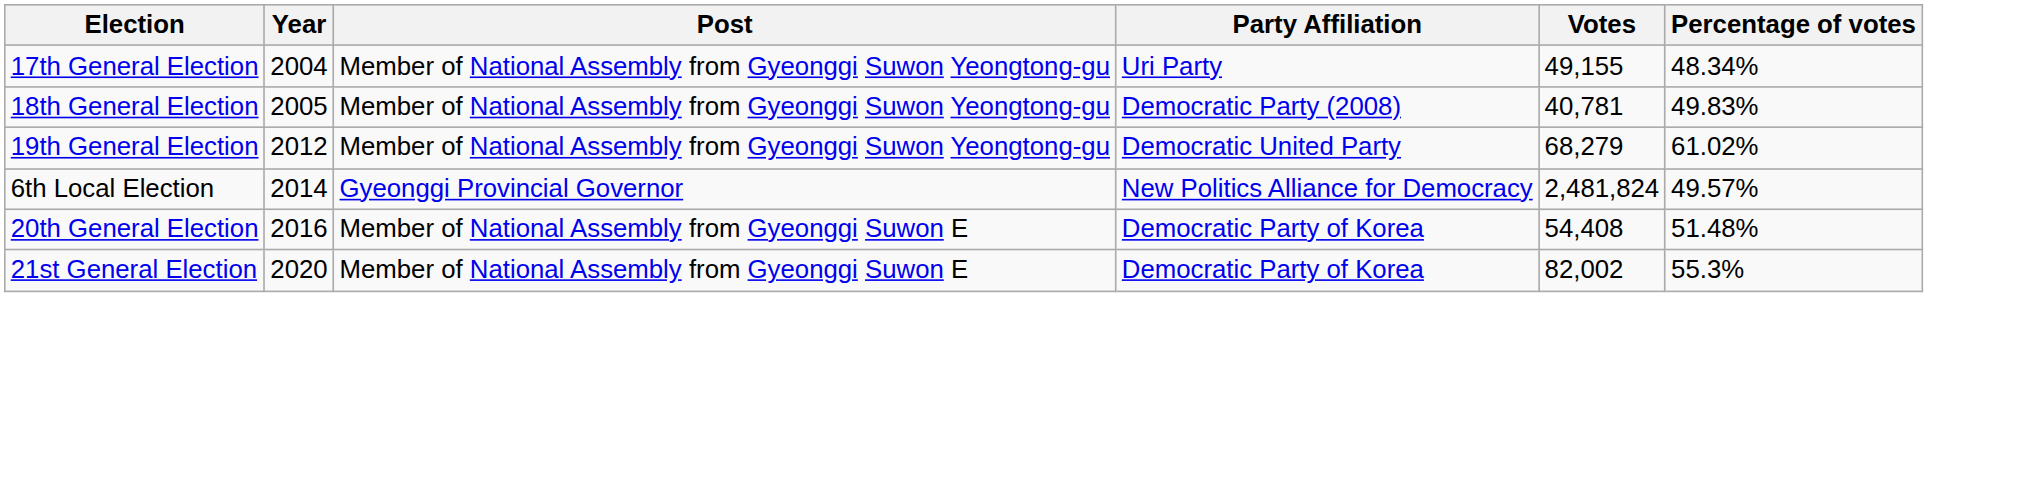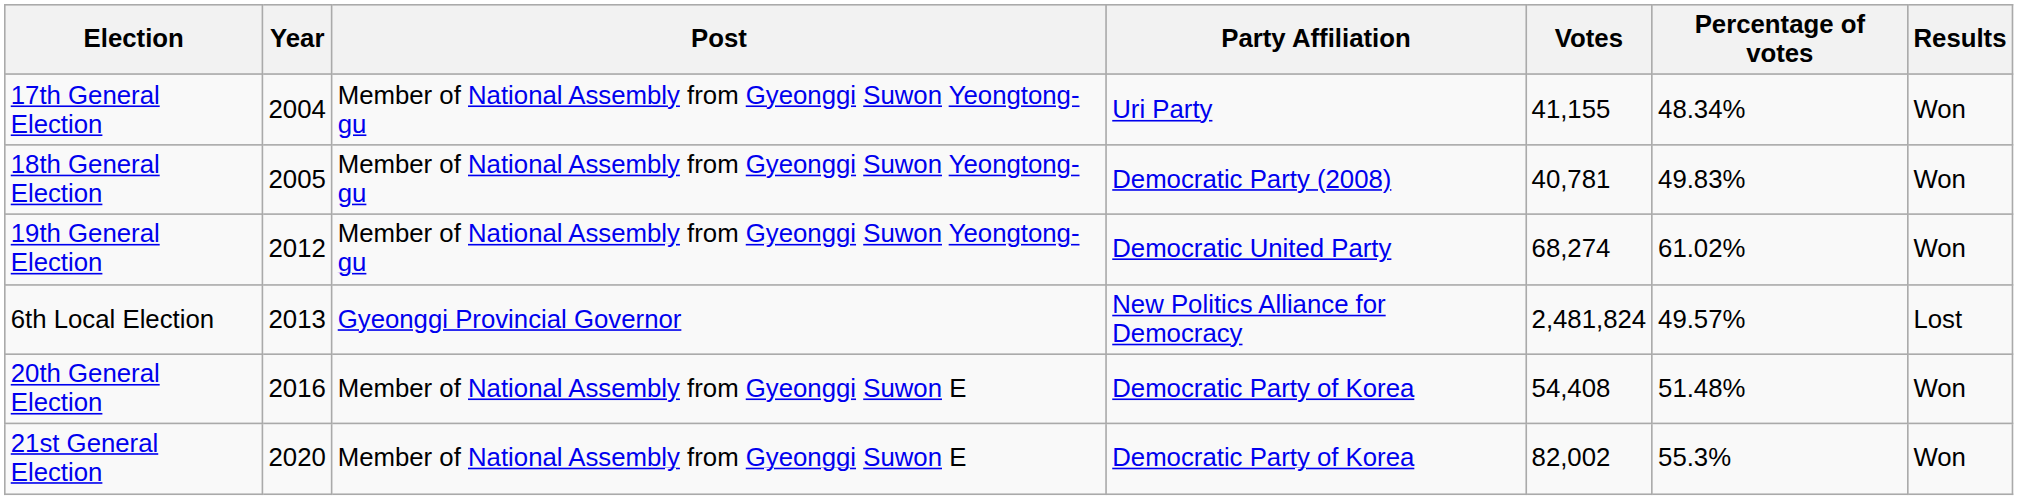+ column: (1960, 39)
(1584, 65) 49,155 -> (1571, 109) 41,155
(1584, 147) 68,279 -> (1571, 248) 68,274
(299, 188) 2014 -> (297, 318) 2013
